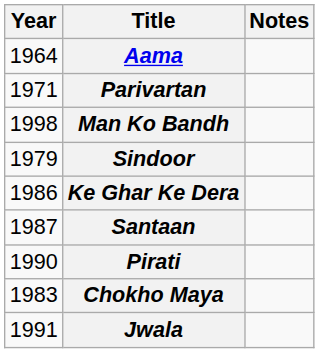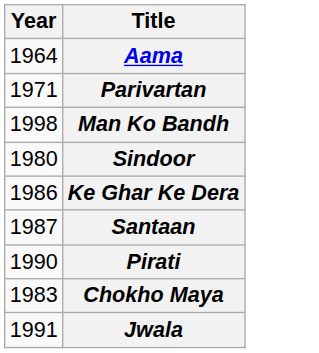- column: (279, 21)
(34, 158) 1979 -> (34, 158) 1980
